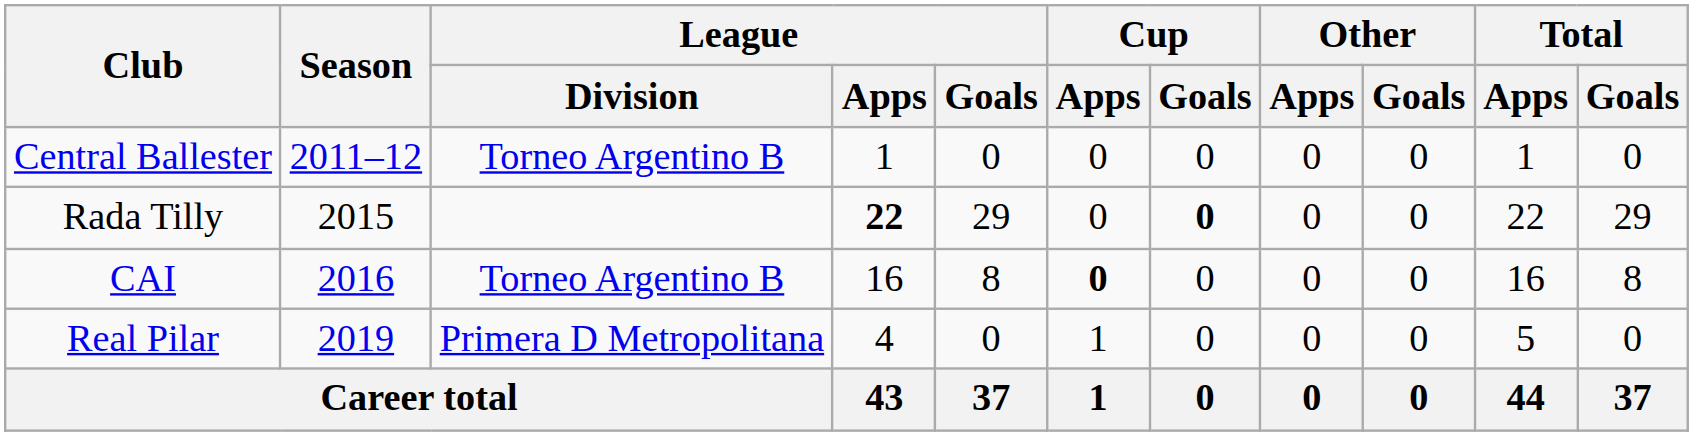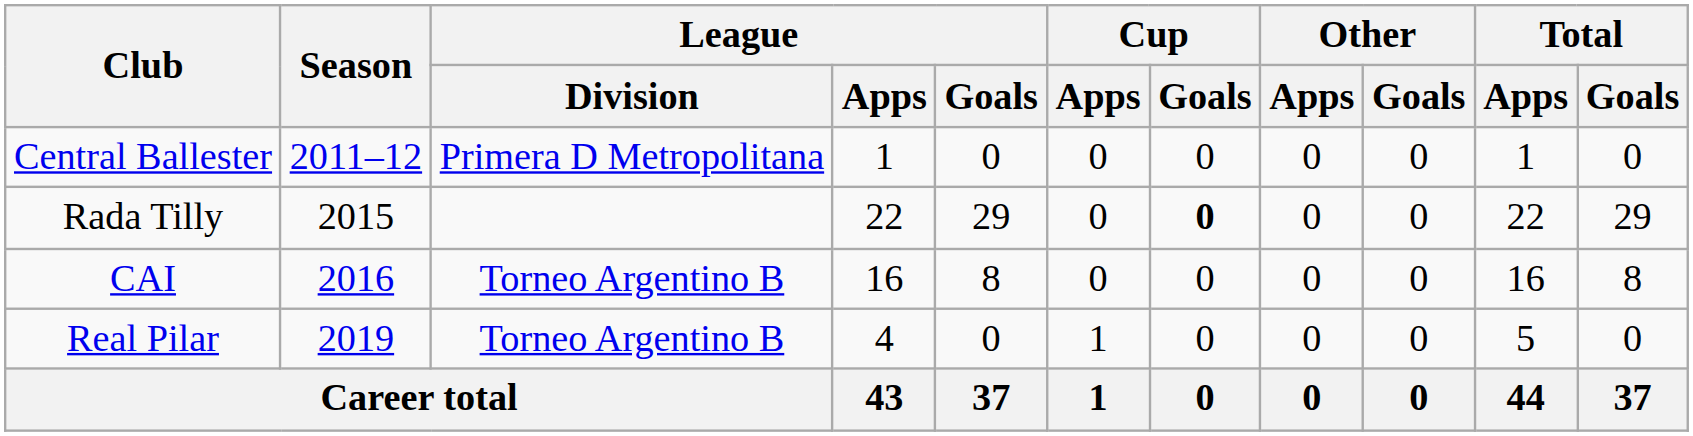(632, 156) Torneo Argentino B -> (632, 156) Primera D Metropolitana
(884, 216) bold -> (884, 216) normal
(1098, 277) bold -> (1098, 277) normal
(632, 338) Primera D Metropolitana -> (632, 338) Torneo Argentino B
